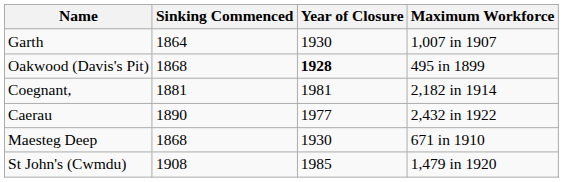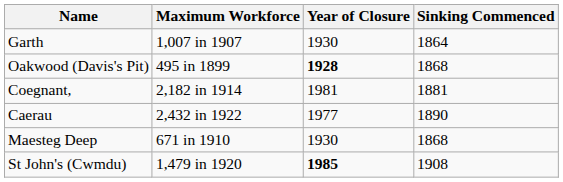columns swapped: (225, 16) <-> (483, 16)
(316, 164) normal -> (322, 164) bold
